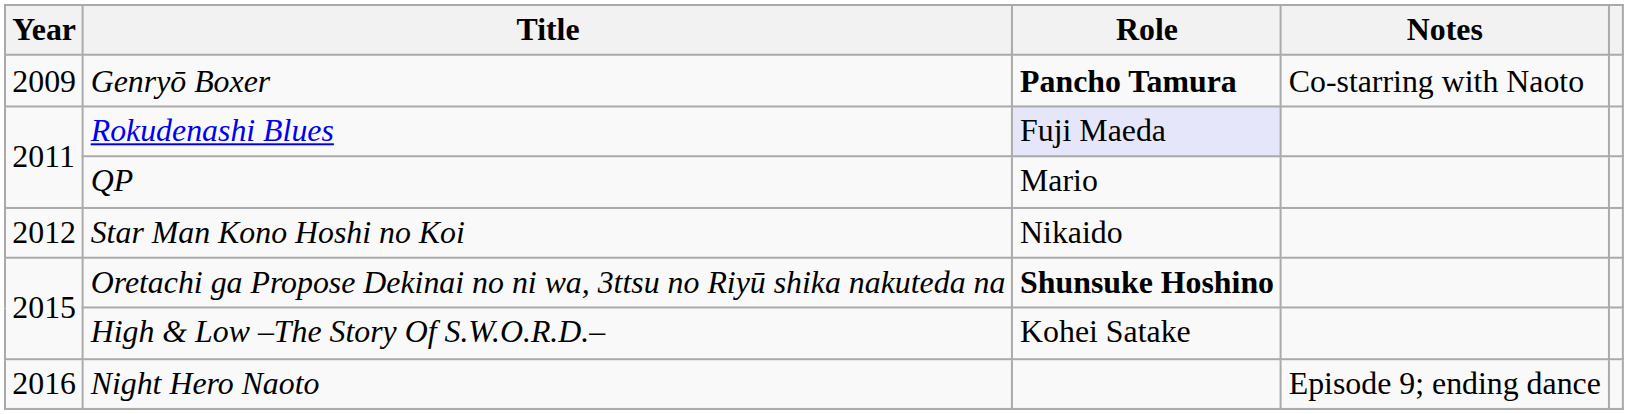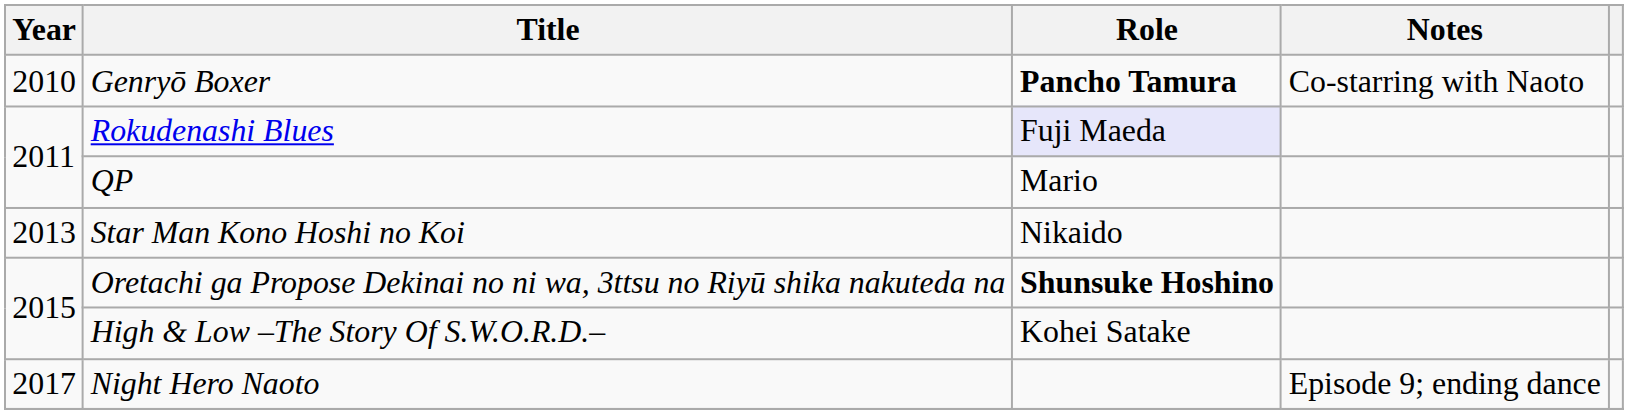(44, 80) 2009 -> (44, 80) 2010
(44, 231) 2012 -> (44, 231) 2013
(44, 383) 2016 -> (44, 383) 2017
